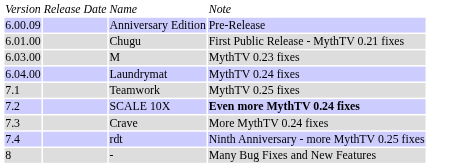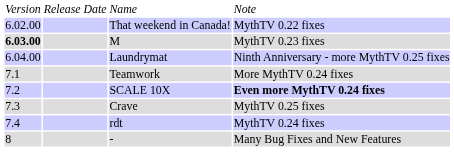- row: (158, 25)
- row: (125, 41)
+ row: (170, 25)
(23, 57) normal -> (23, 41) bold
(254, 74) MythTV 0.24 fixes -> (342, 57) Ninth Anniversary - more MythTV 0.25 fixes
(254, 90) MythTV 0.25 fixes -> (293, 74) More MythTV 0.24 fixes
(269, 122) More MythTV 0.24 fixes -> (279, 106) MythTV 0.25 fixes
(317, 139) Ninth Anniversary - more MythTV 0.25 fixes -> (279, 122) MythTV 0.24 fixes
